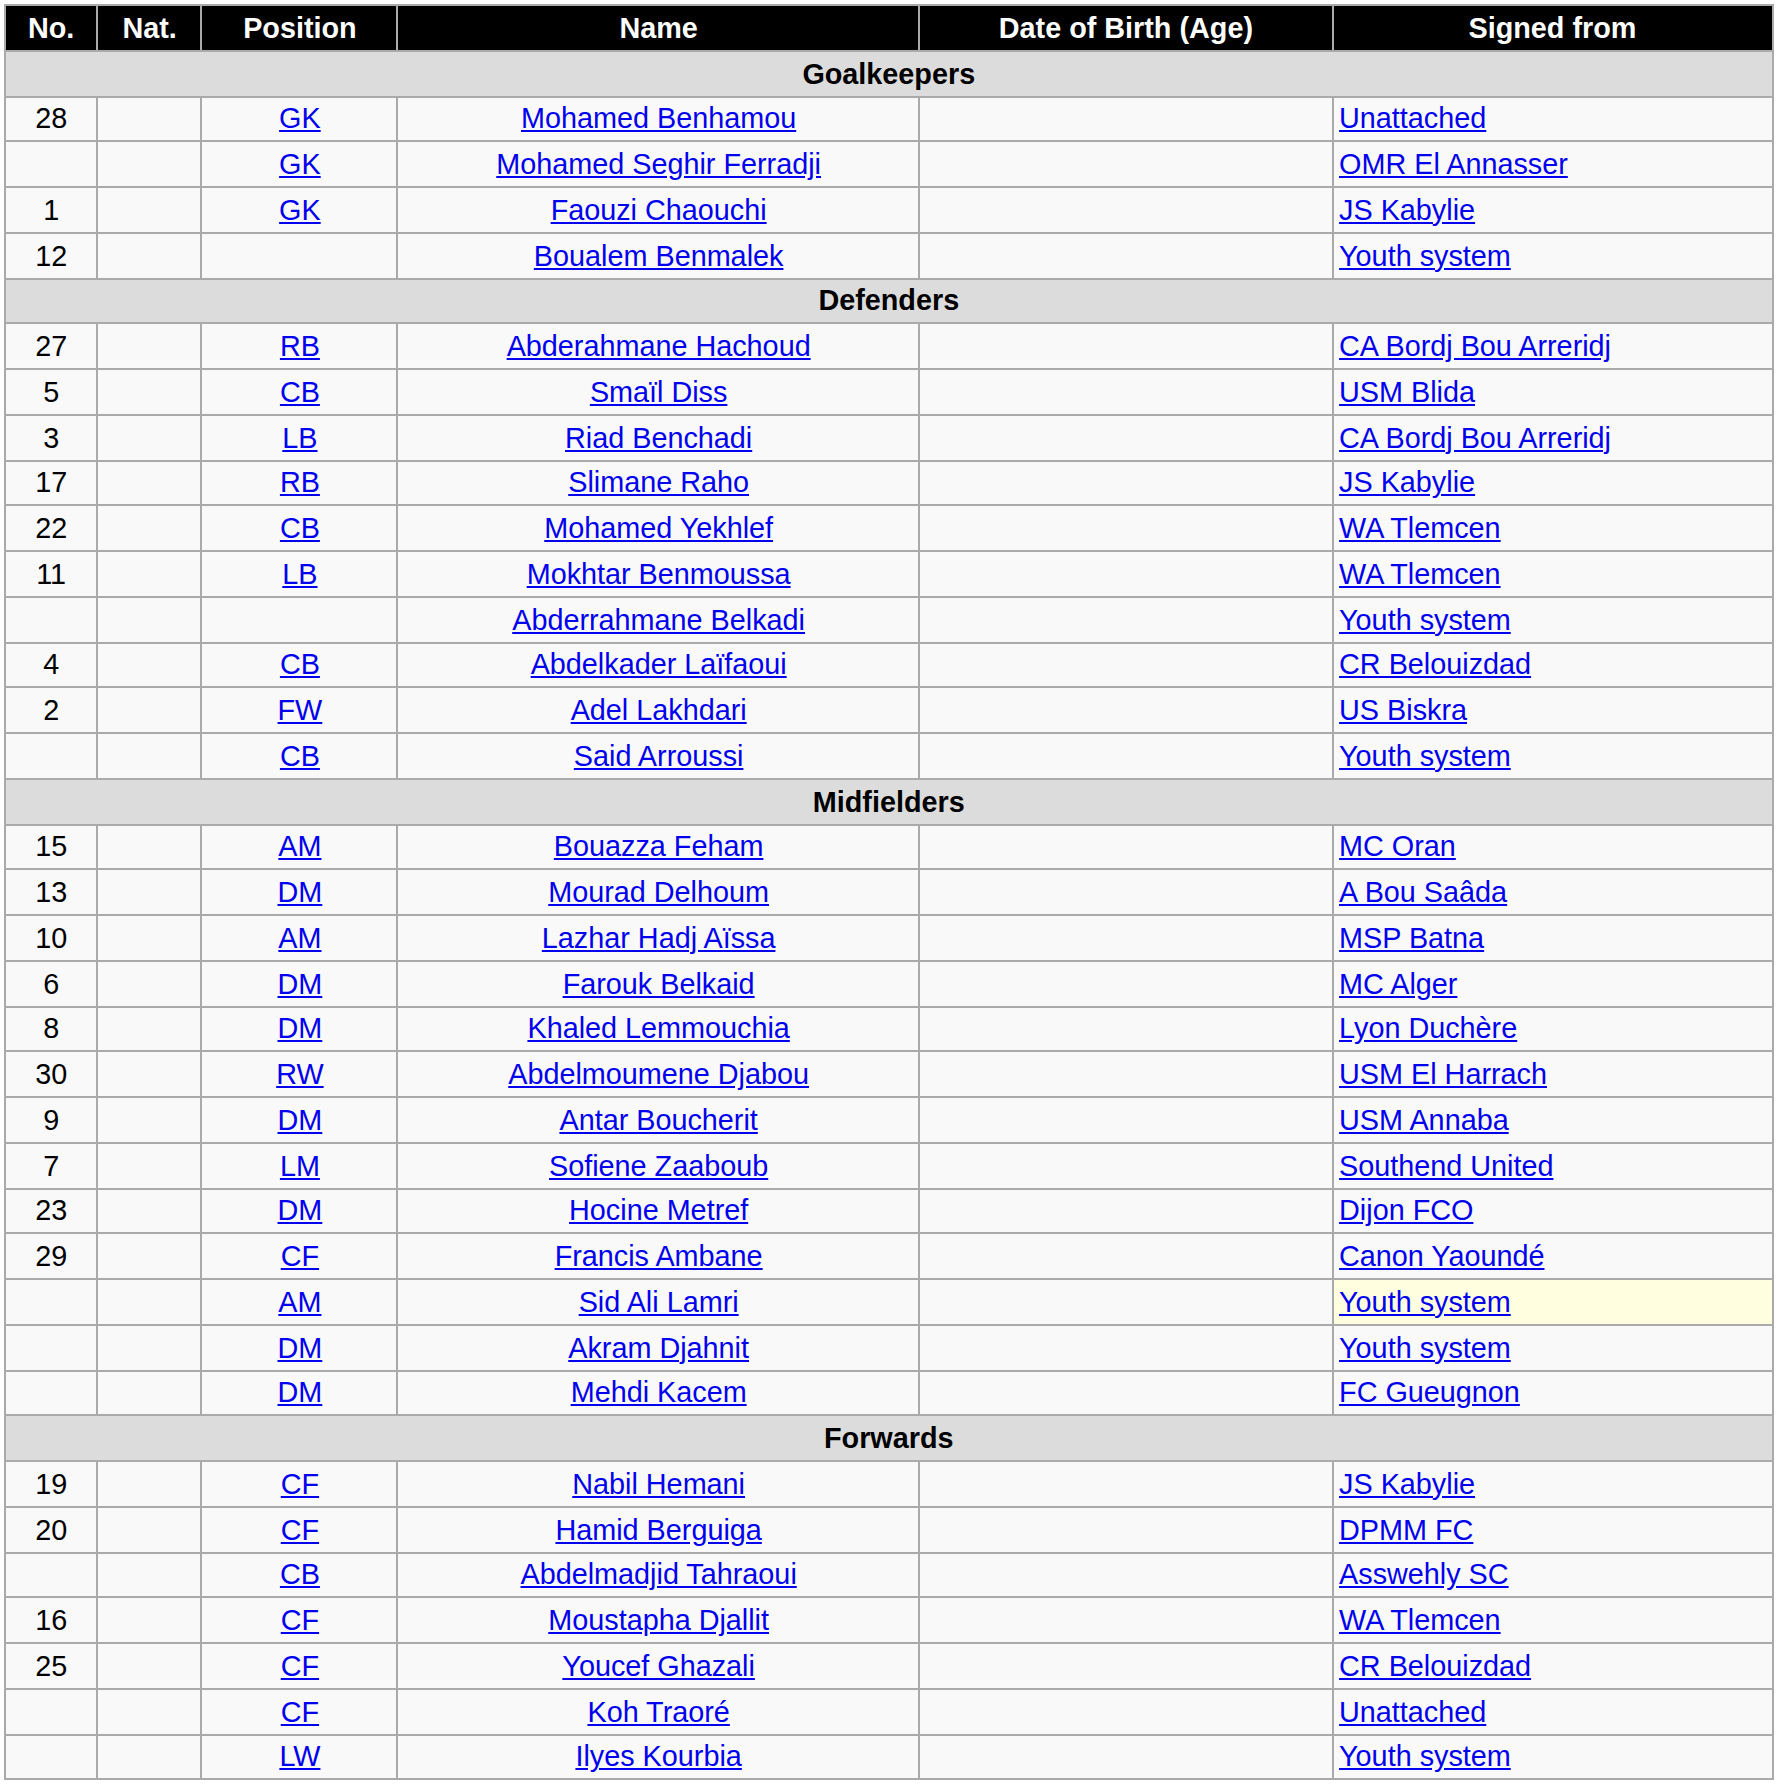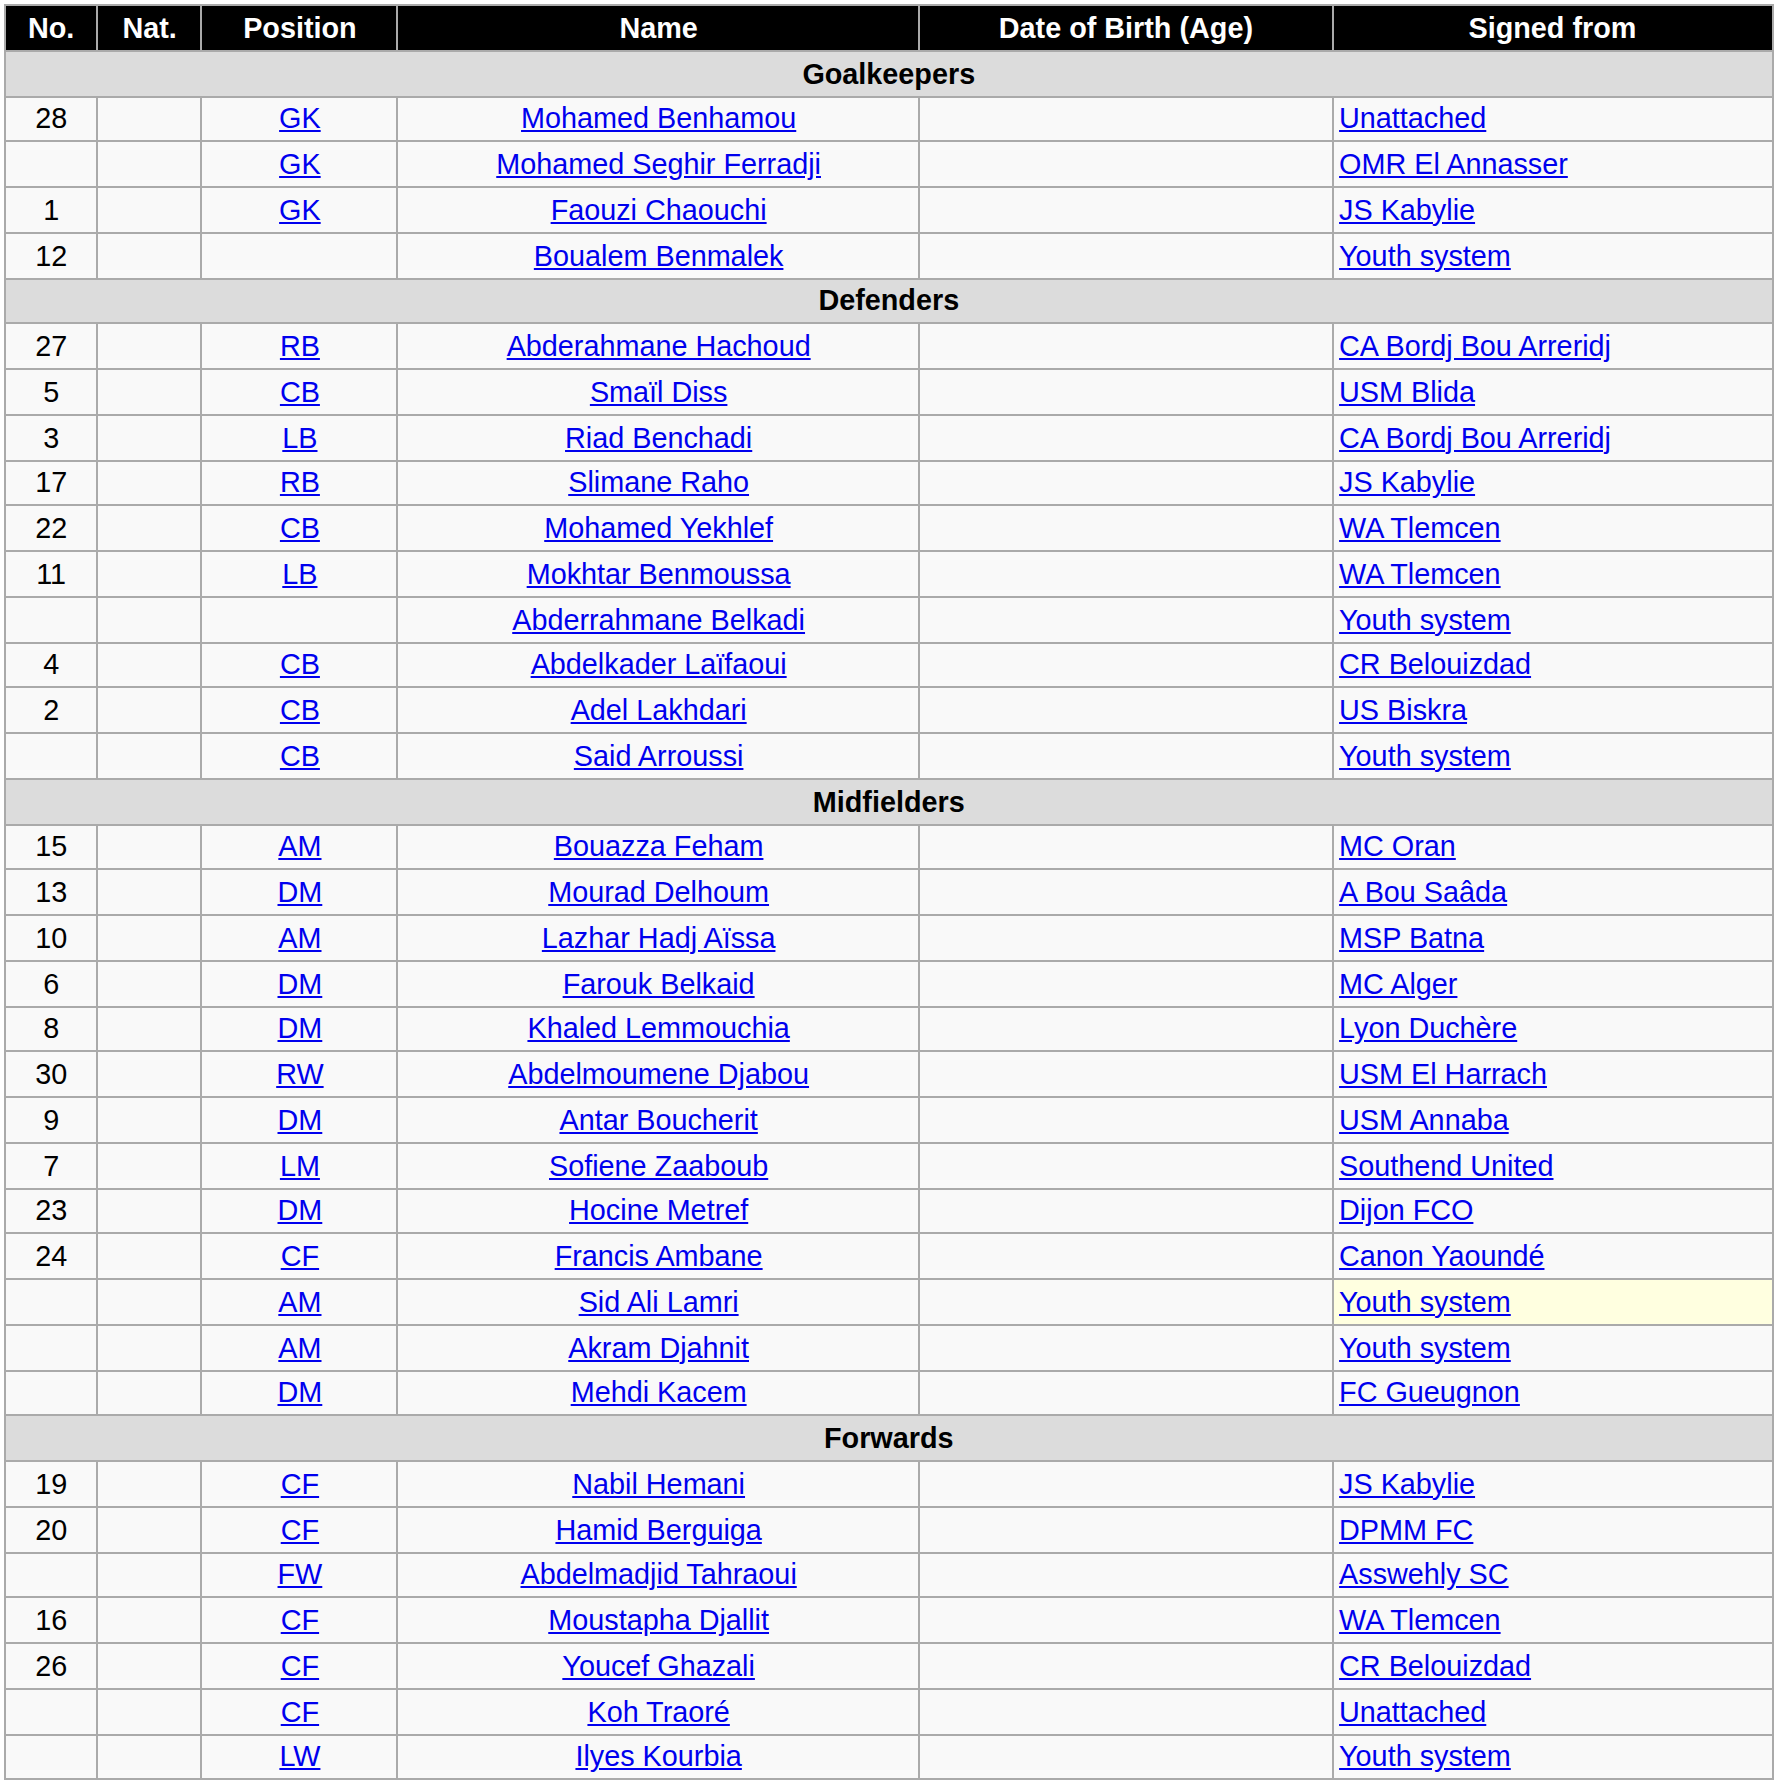(300, 711) FW -> (300, 711) CB
(51, 1257) 29 -> (51, 1257) 24
(300, 1348) DM -> (300, 1348) AM
(300, 1575) CB -> (300, 1575) FW
(51, 1666) 25 -> (51, 1666) 26
